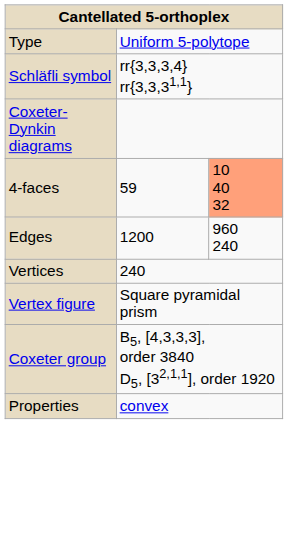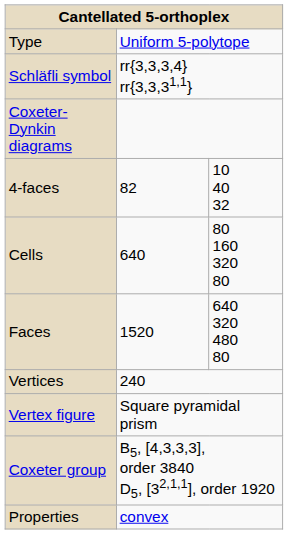(128, 187) 59 -> (128, 187) 82
(221, 187) lightsalmon background -> (221, 187) no background
+ row: (26, 255)
+ row: (30, 331)
- row: (30, 238)
